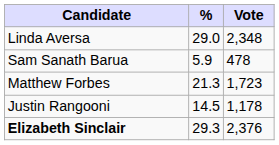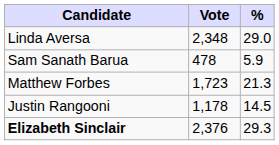columns swapped: (249, 15) <-> (206, 15)
